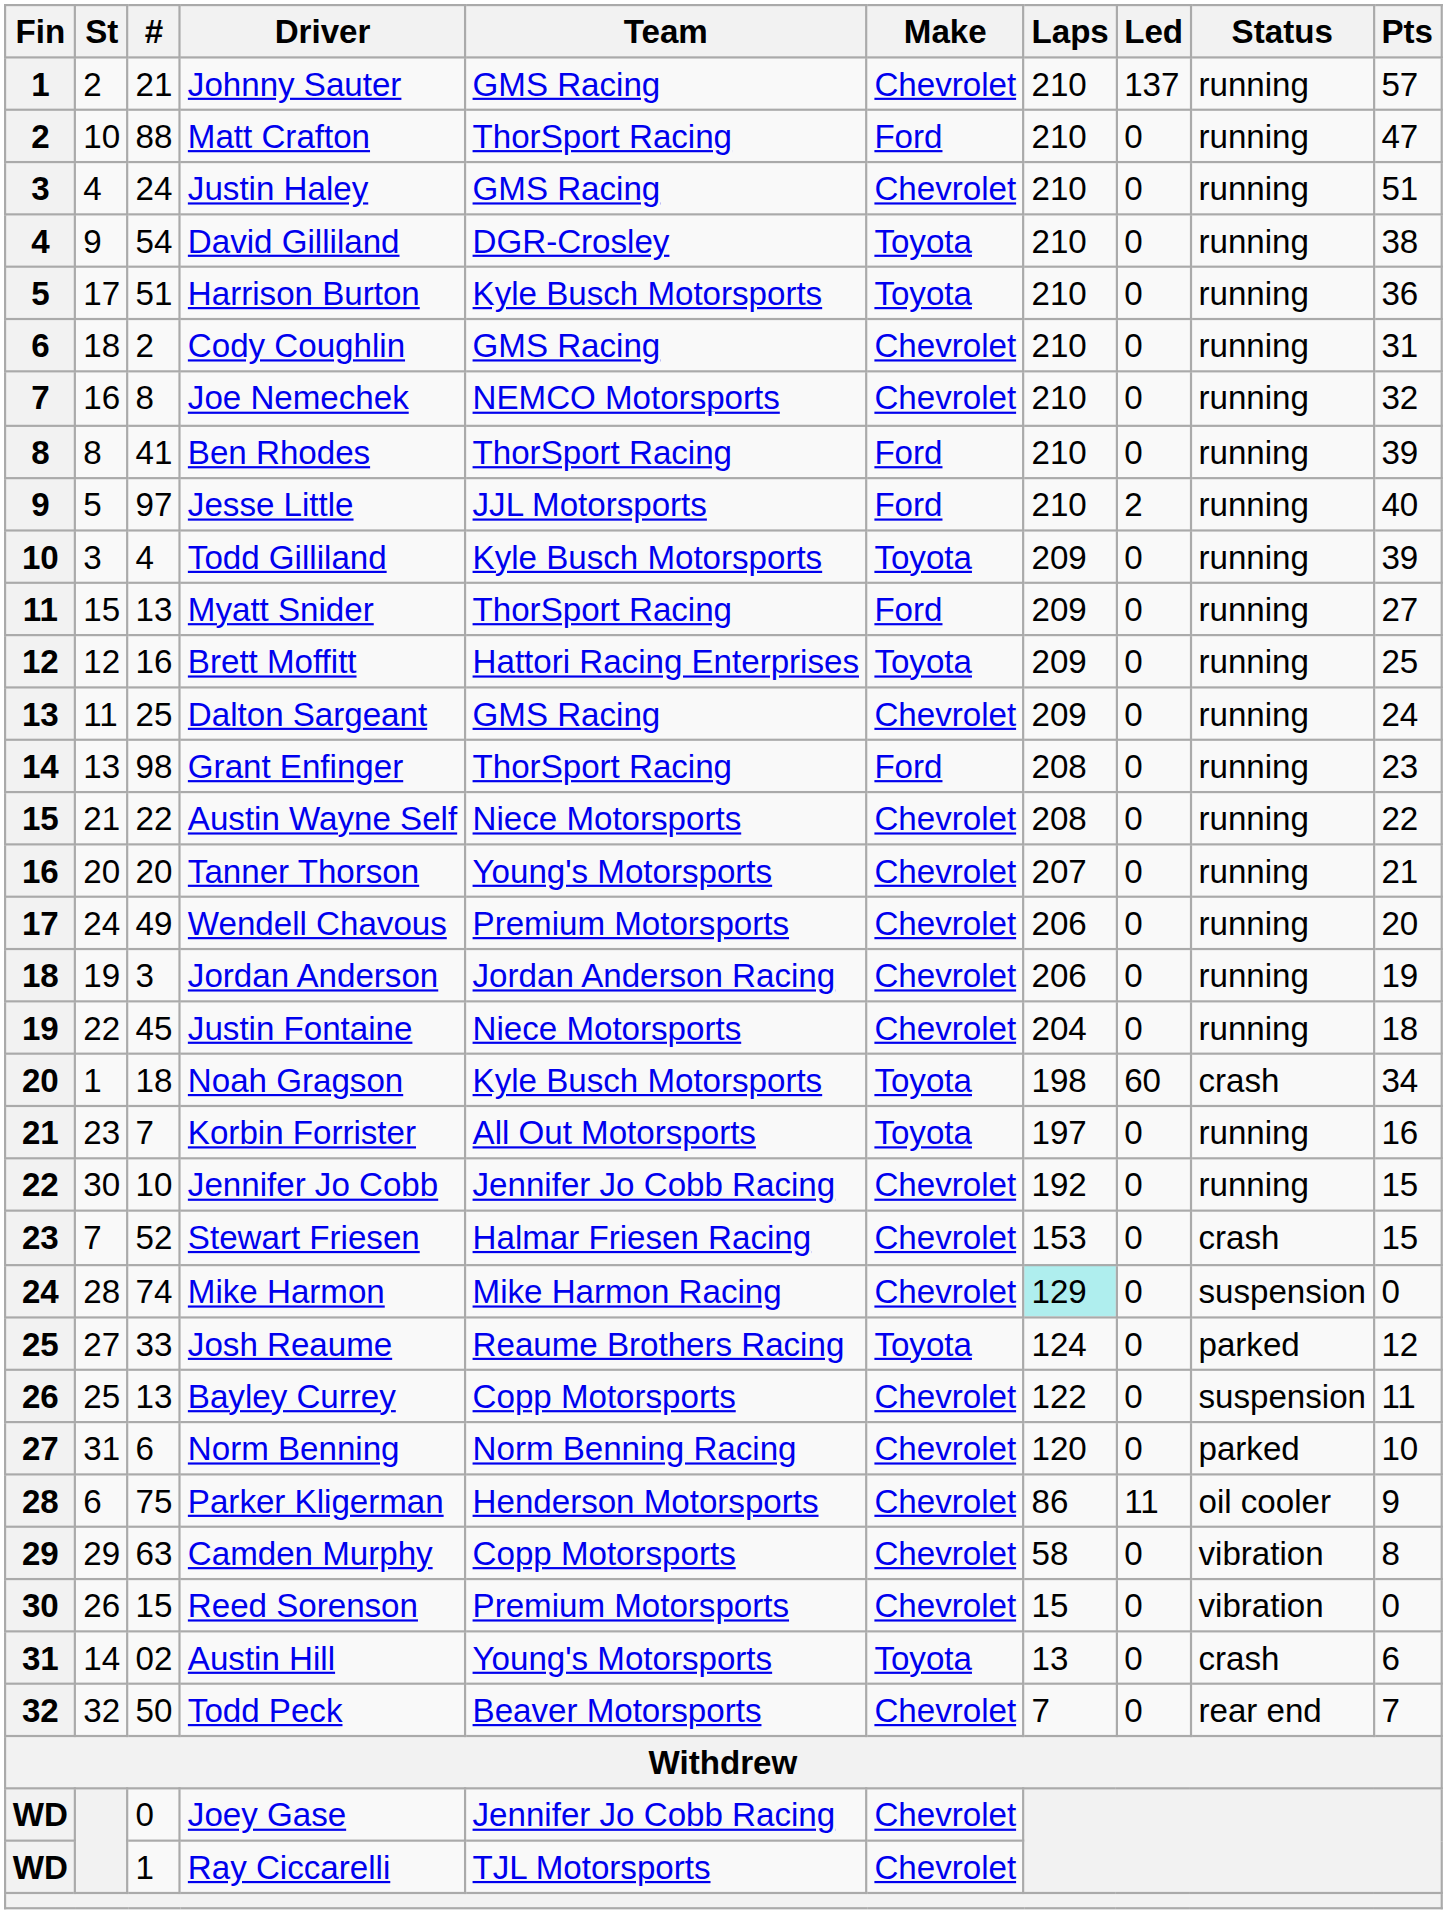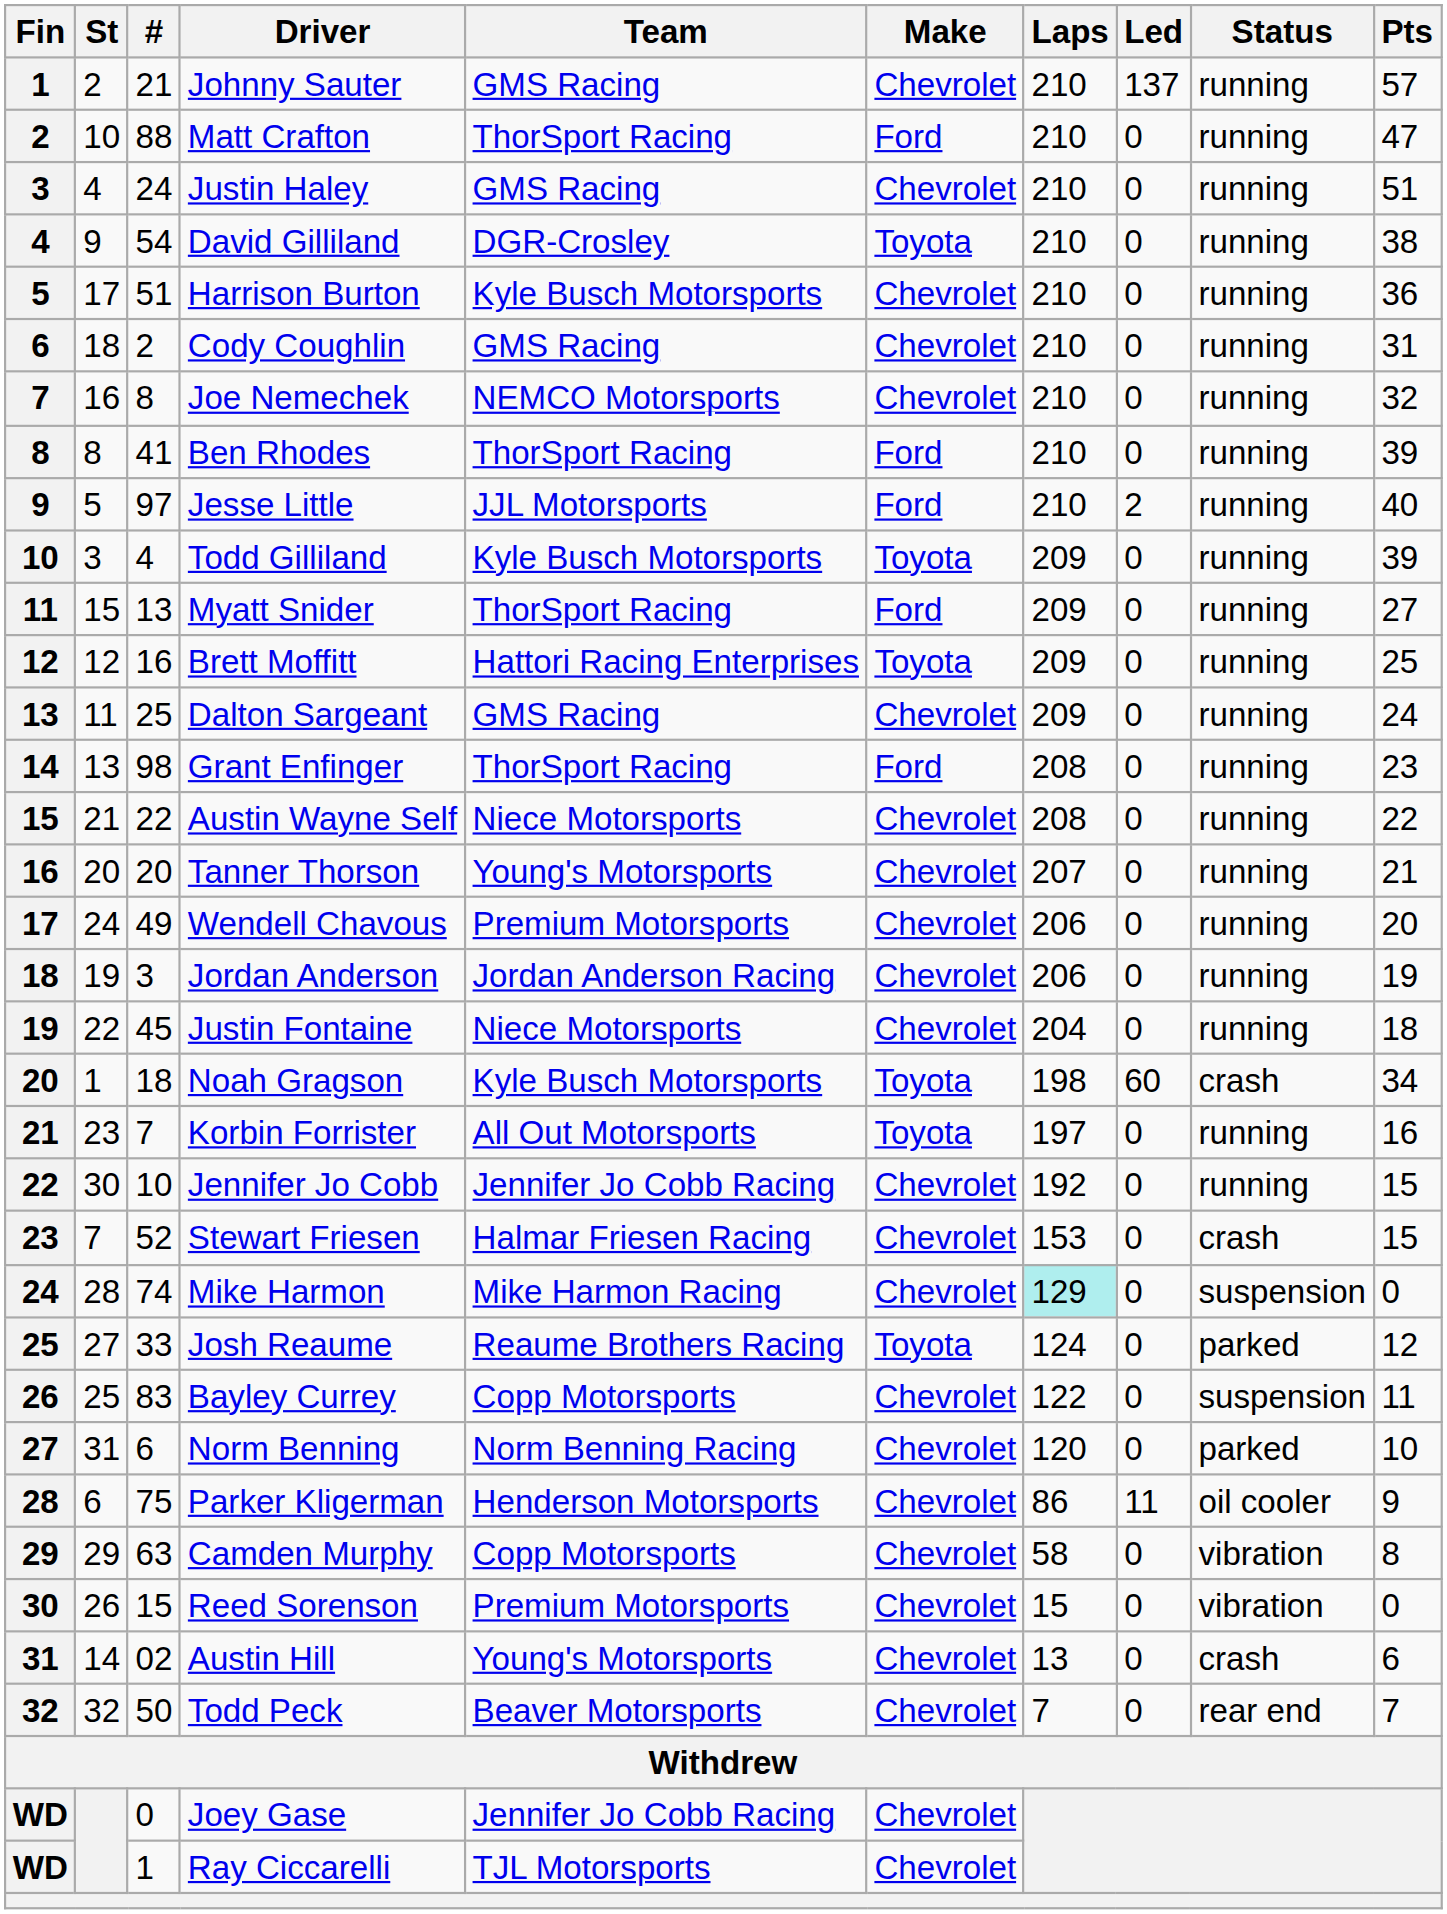(923, 294) Toyota -> (945, 294) Chevrolet
(154, 1395) 13 -> (154, 1395) 83
(923, 1658) Toyota -> (945, 1658) Chevrolet
